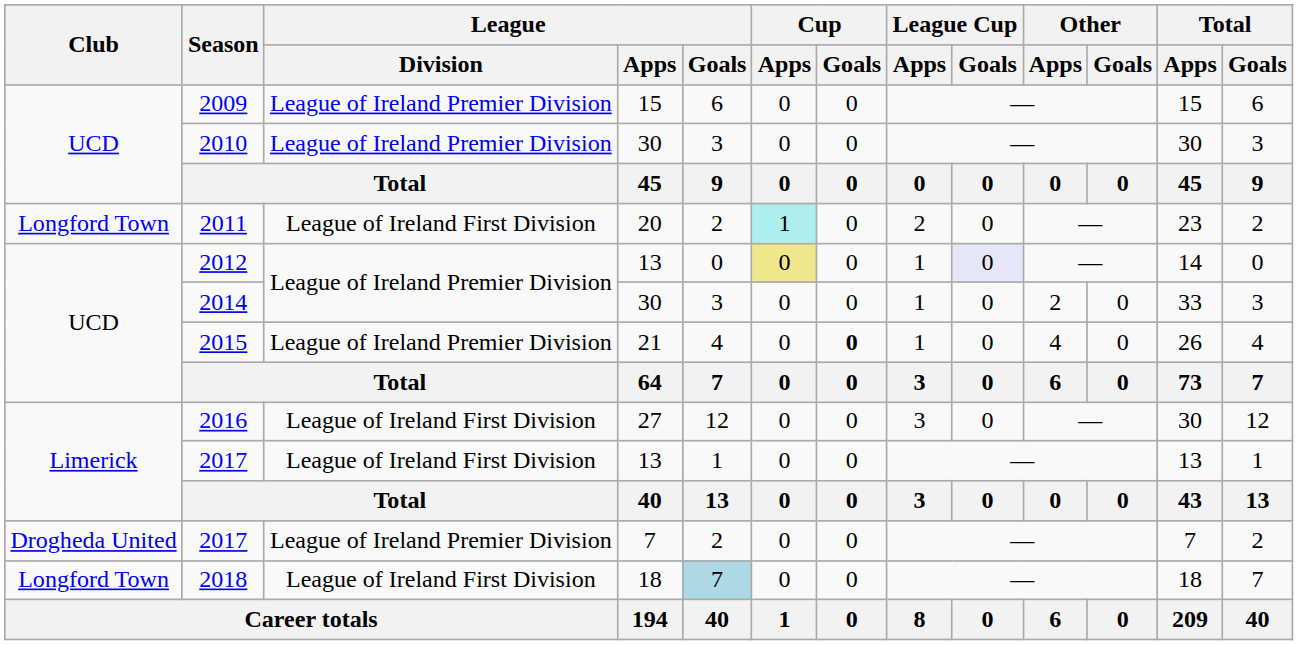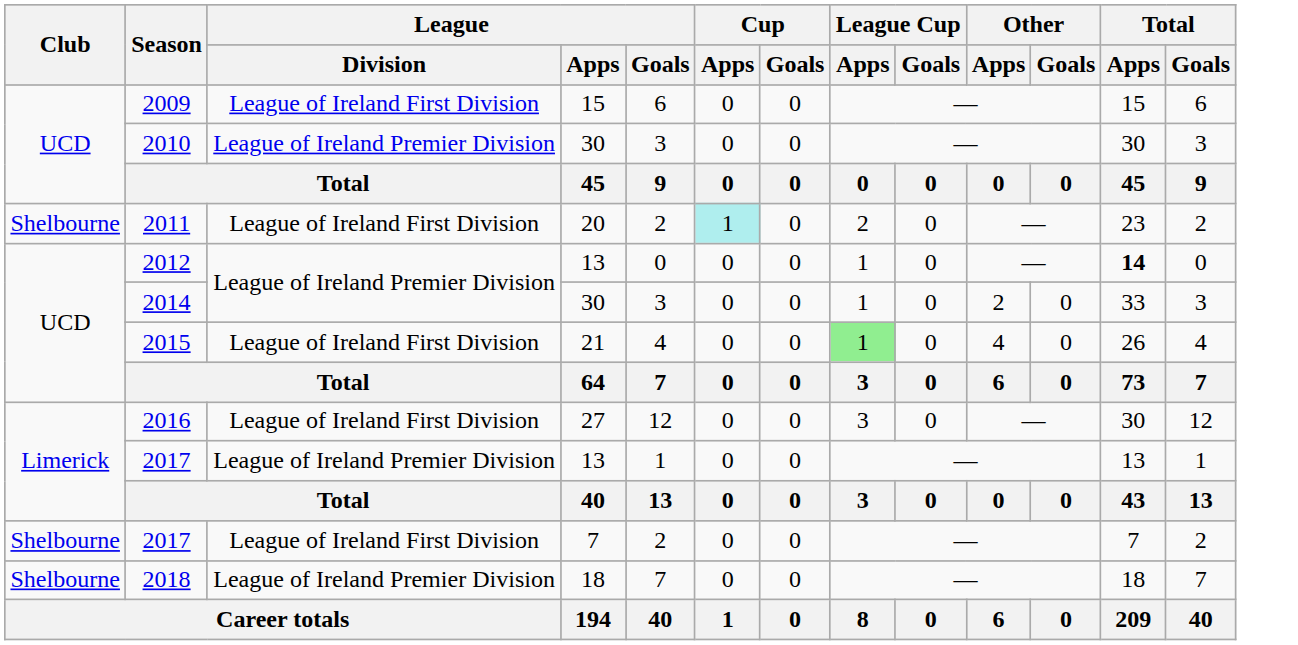(441, 104) League of Ireland Premier Division -> (384, 104) League of Ireland First Division
(94, 223) Longford Town -> (65, 223) Shelbourne
(784, 262) khaki background -> (728, 262) no background
(988, 262) lavender background -> (931, 262) no background
(1190, 262) normal -> (1133, 262) bold
(441, 342) League of Ireland Premier Division -> (384, 342) League of Ireland First Division
(852, 342) bold -> (795, 342) normal
(920, 342) no background -> (863, 342) lightgreen background
(441, 461) League of Ireland First Division -> (384, 461) League of Ireland Premier Division
(94, 540) Drogheda United -> (65, 540) Shelbourne
(441, 540) League of Ireland Premier Division -> (384, 540) League of Ireland First Division
(94, 579) Longford Town -> (65, 579) Shelbourne
(441, 579) League of Ireland First Division -> (384, 579) League of Ireland Premier Division
(717, 579) lightblue background -> (660, 579) no background
